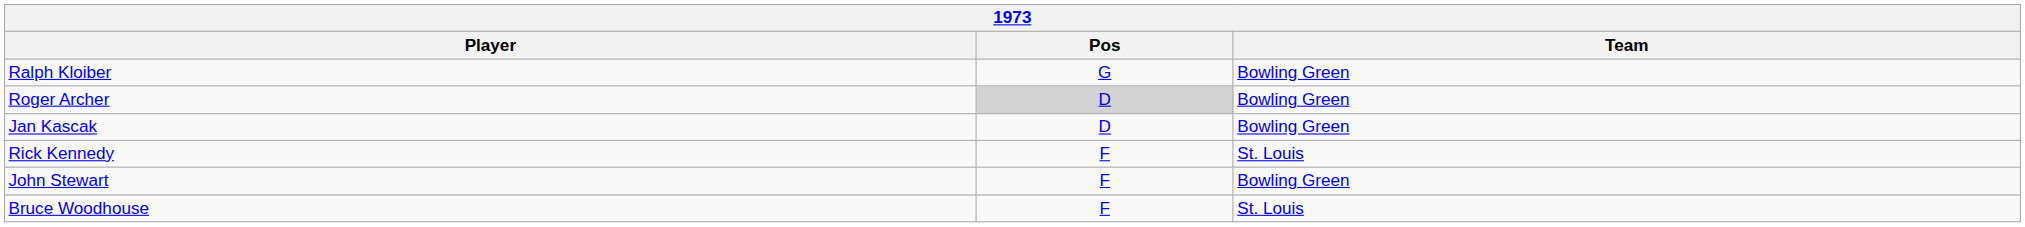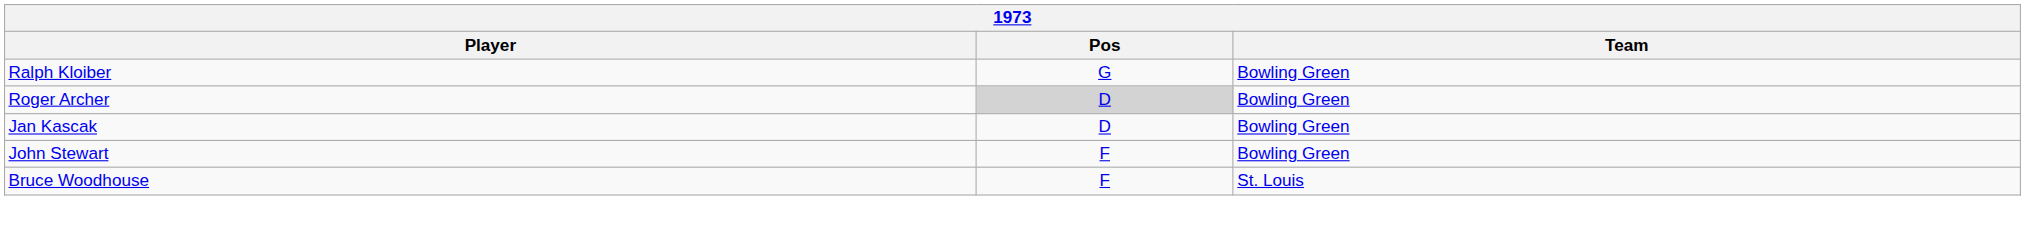- row: (61, 153)
